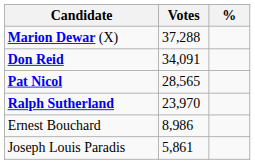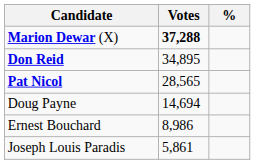(181, 37) normal -> (181, 37) bold
(181, 59) 34,091 -> (181, 59) 34,895
- row: (61, 103)
+ row: (42, 103)
